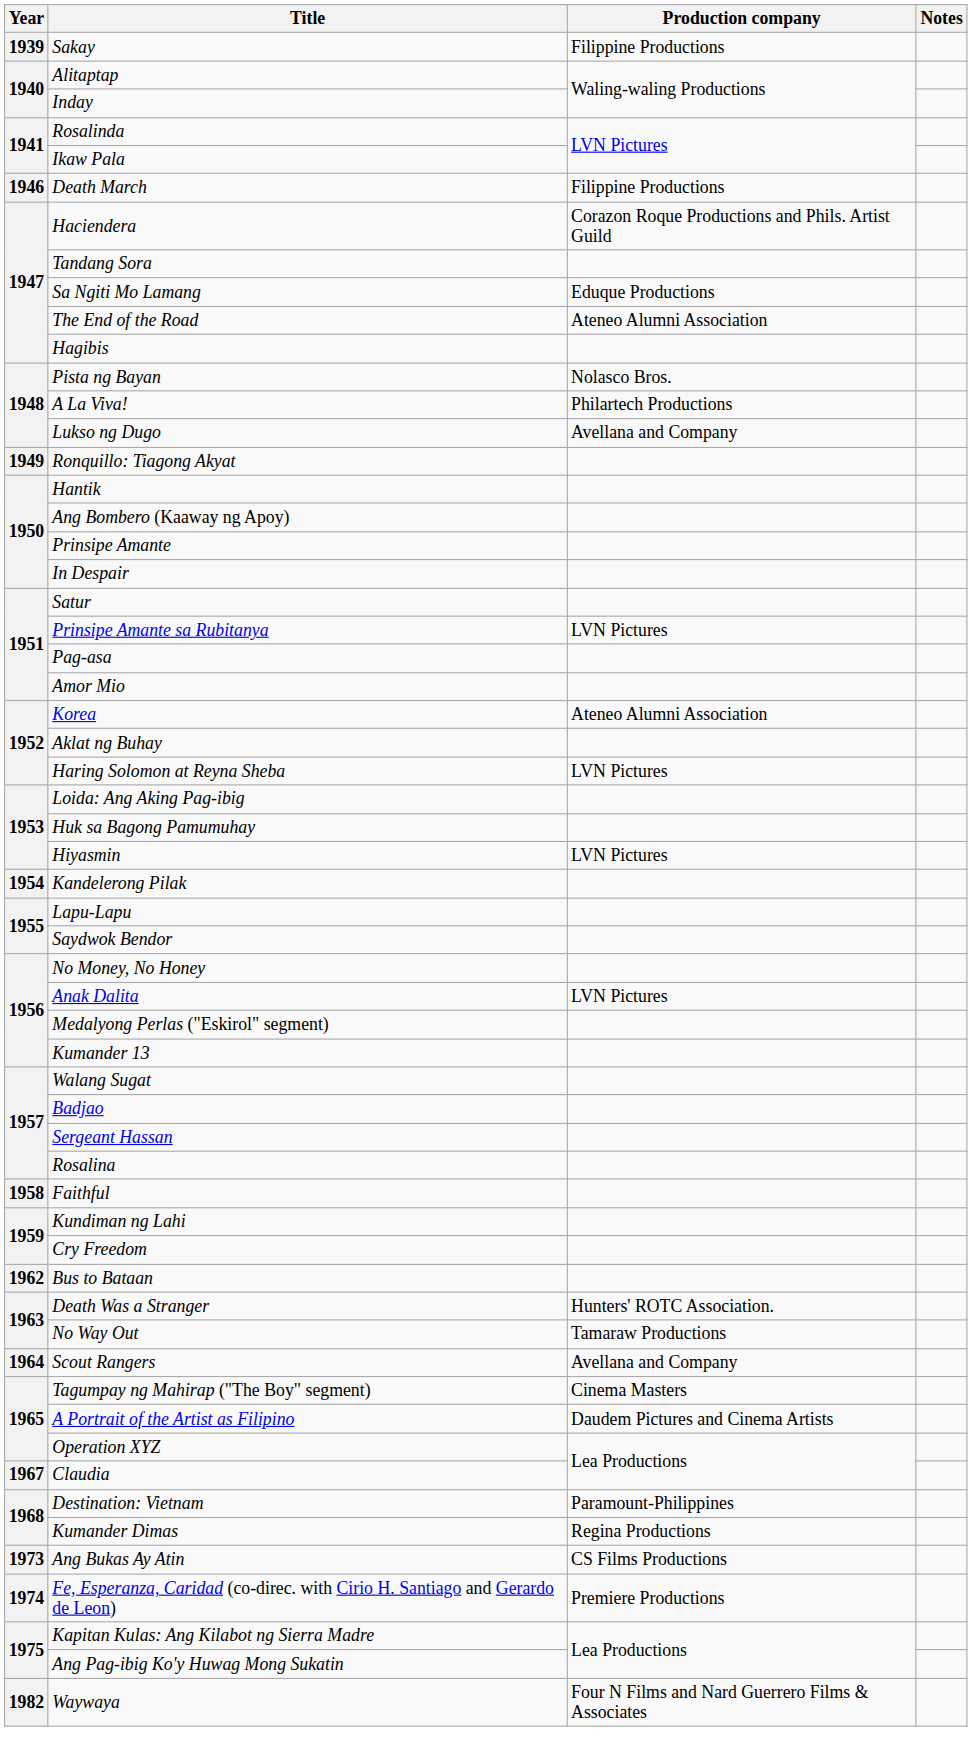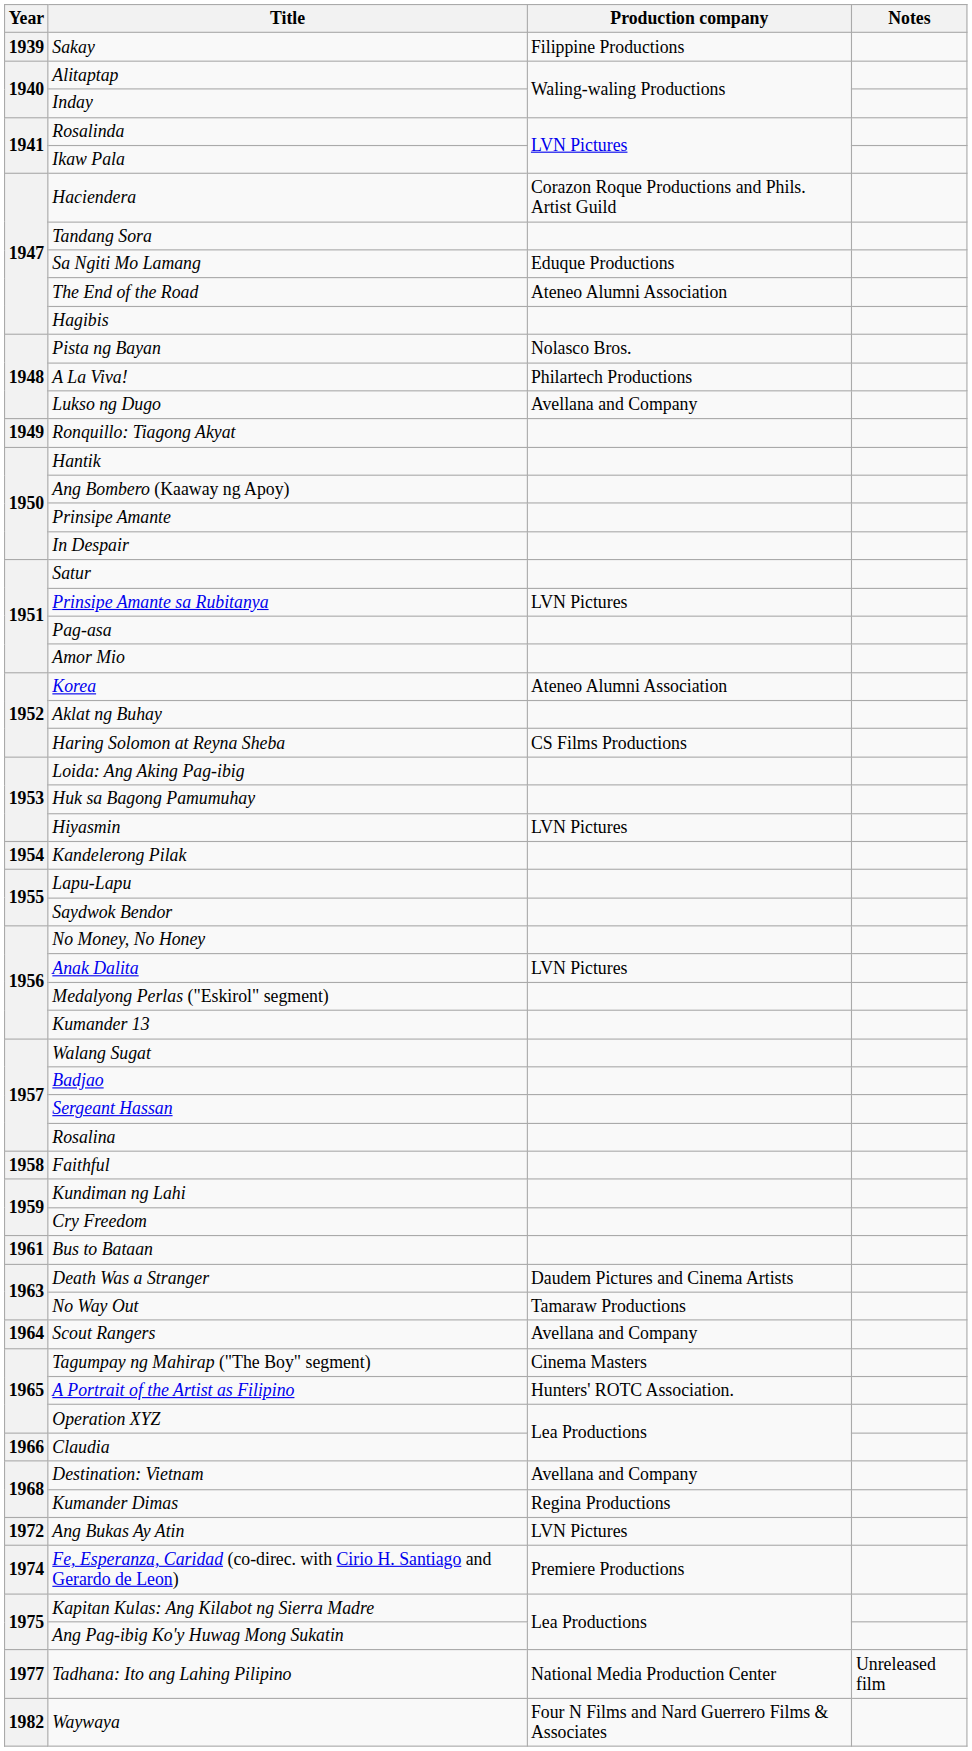- row: (100, 187)
(619, 770) LVN Pictures -> (609, 742) CS Films Productions
(26, 1277) 1962 -> (26, 1249) 1961
(673, 1306) Hunters' ROTC Association. -> (662, 1277) Daudem Pictures and Cinema Artists
(702, 1418) Daudem Pictures and Cinema Artists -> (632, 1390) Hunters' ROTC Association.
(26, 1475) 1967 -> (26, 1446) 1966
(652, 1503) Paramount-Philippines -> (614, 1475) Avellana and Company
(26, 1559) 1973 -> (26, 1531) 1972
(649, 1559) CS Films Productions -> (579, 1531) LVN Pictures
+ row: (172, 1674)
